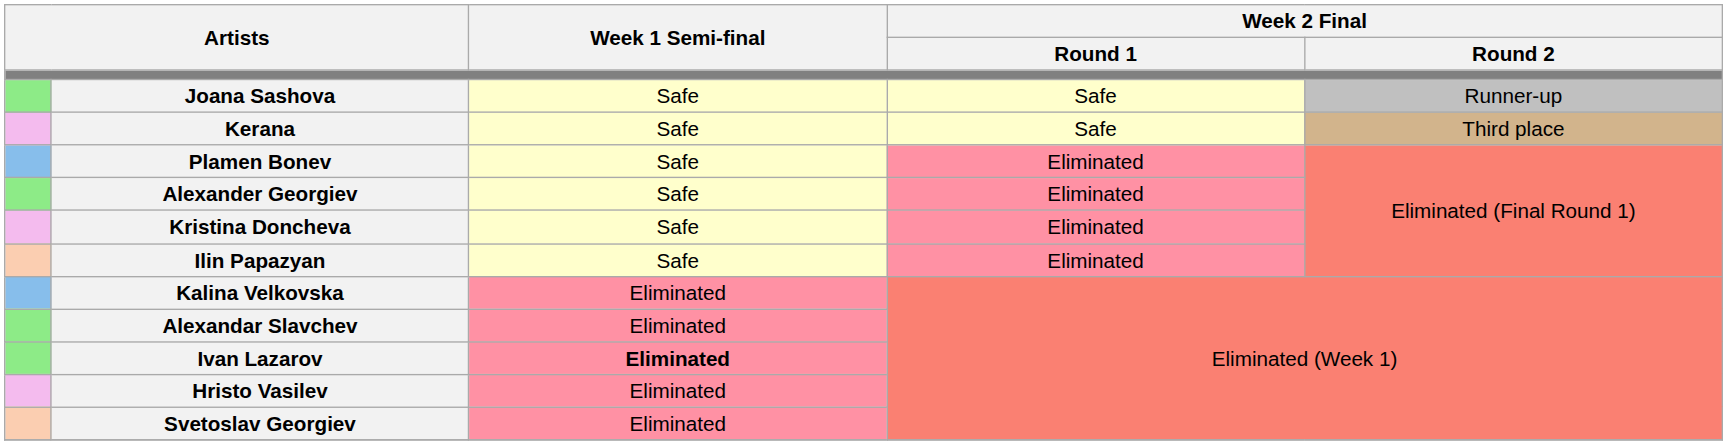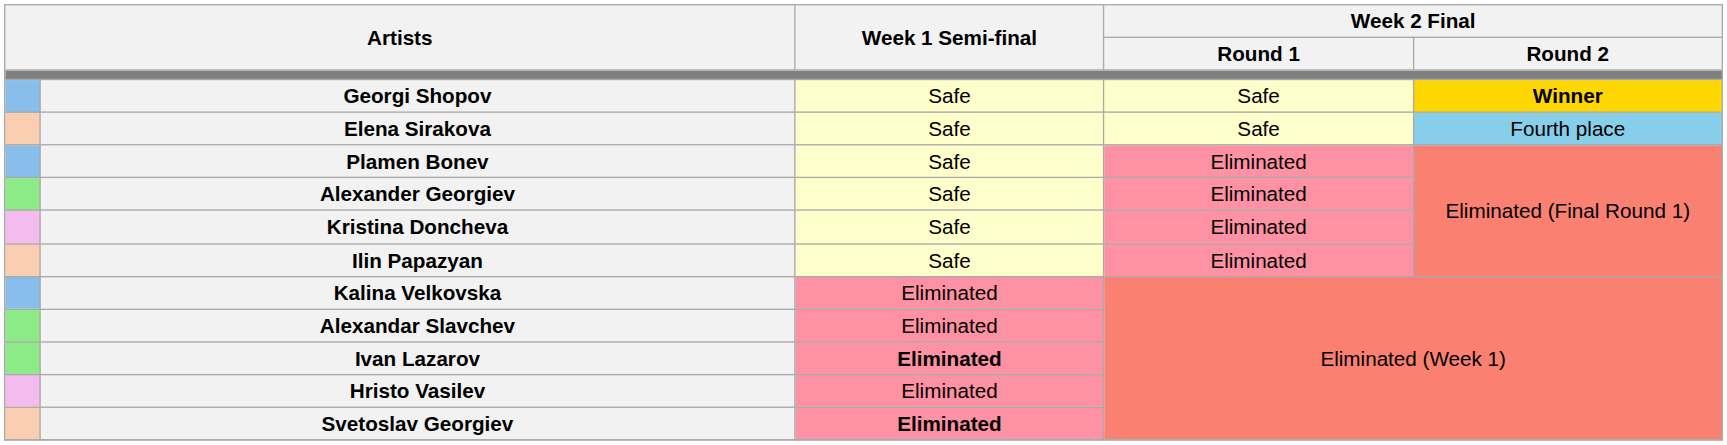+ row: (417, 96)
- row: (260, 96)
- row: (260, 129)
+ row: (417, 129)
(678, 424) normal -> (949, 424) bold
